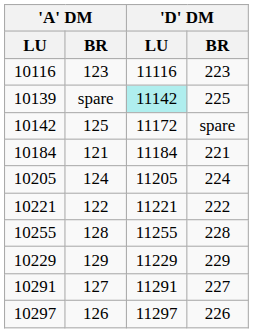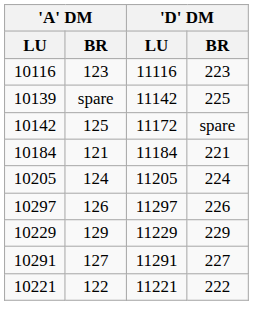(157, 98) paleturquoise background -> (157, 98) no background
rows swapped: (35, 206) <-> (35, 313)
- row: (35, 233)
